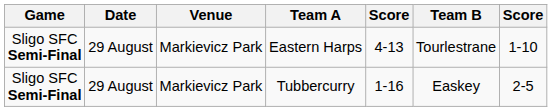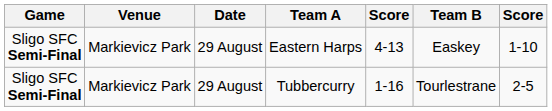columns swapped: (121, 16) <-> (211, 16)
(456, 47) Tourlestrane -> (456, 47) Easkey
(456, 86) Easkey -> (456, 86) Tourlestrane
